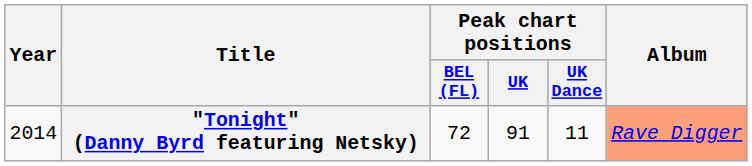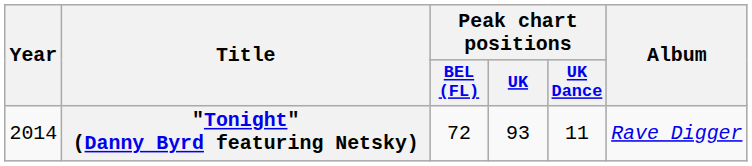(518, 133) 91 -> (518, 133) 93
(677, 133) lightsalmon background -> (677, 133) no background
